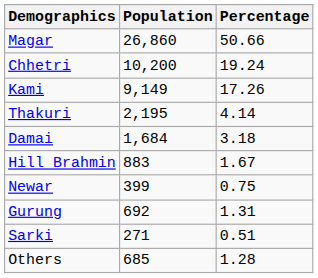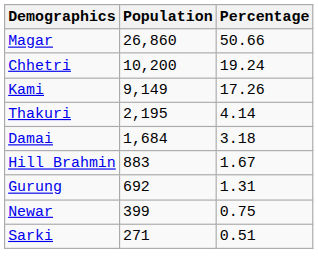rows swapped: (35, 212) <-> (31, 187)
- row: (35, 260)
